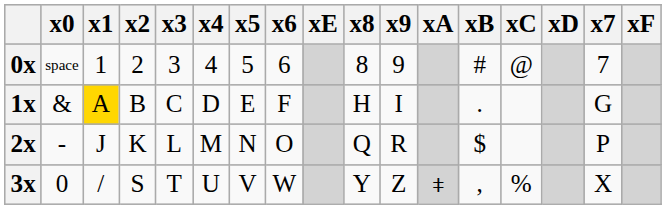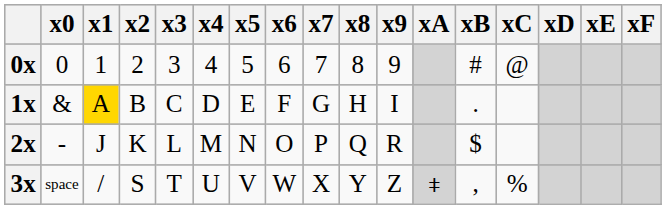columns swapped: (603, 24) <-> (323, 24)
(62, 65) space -> (62, 64) 0
(62, 183) 0 -> (62, 184) space
